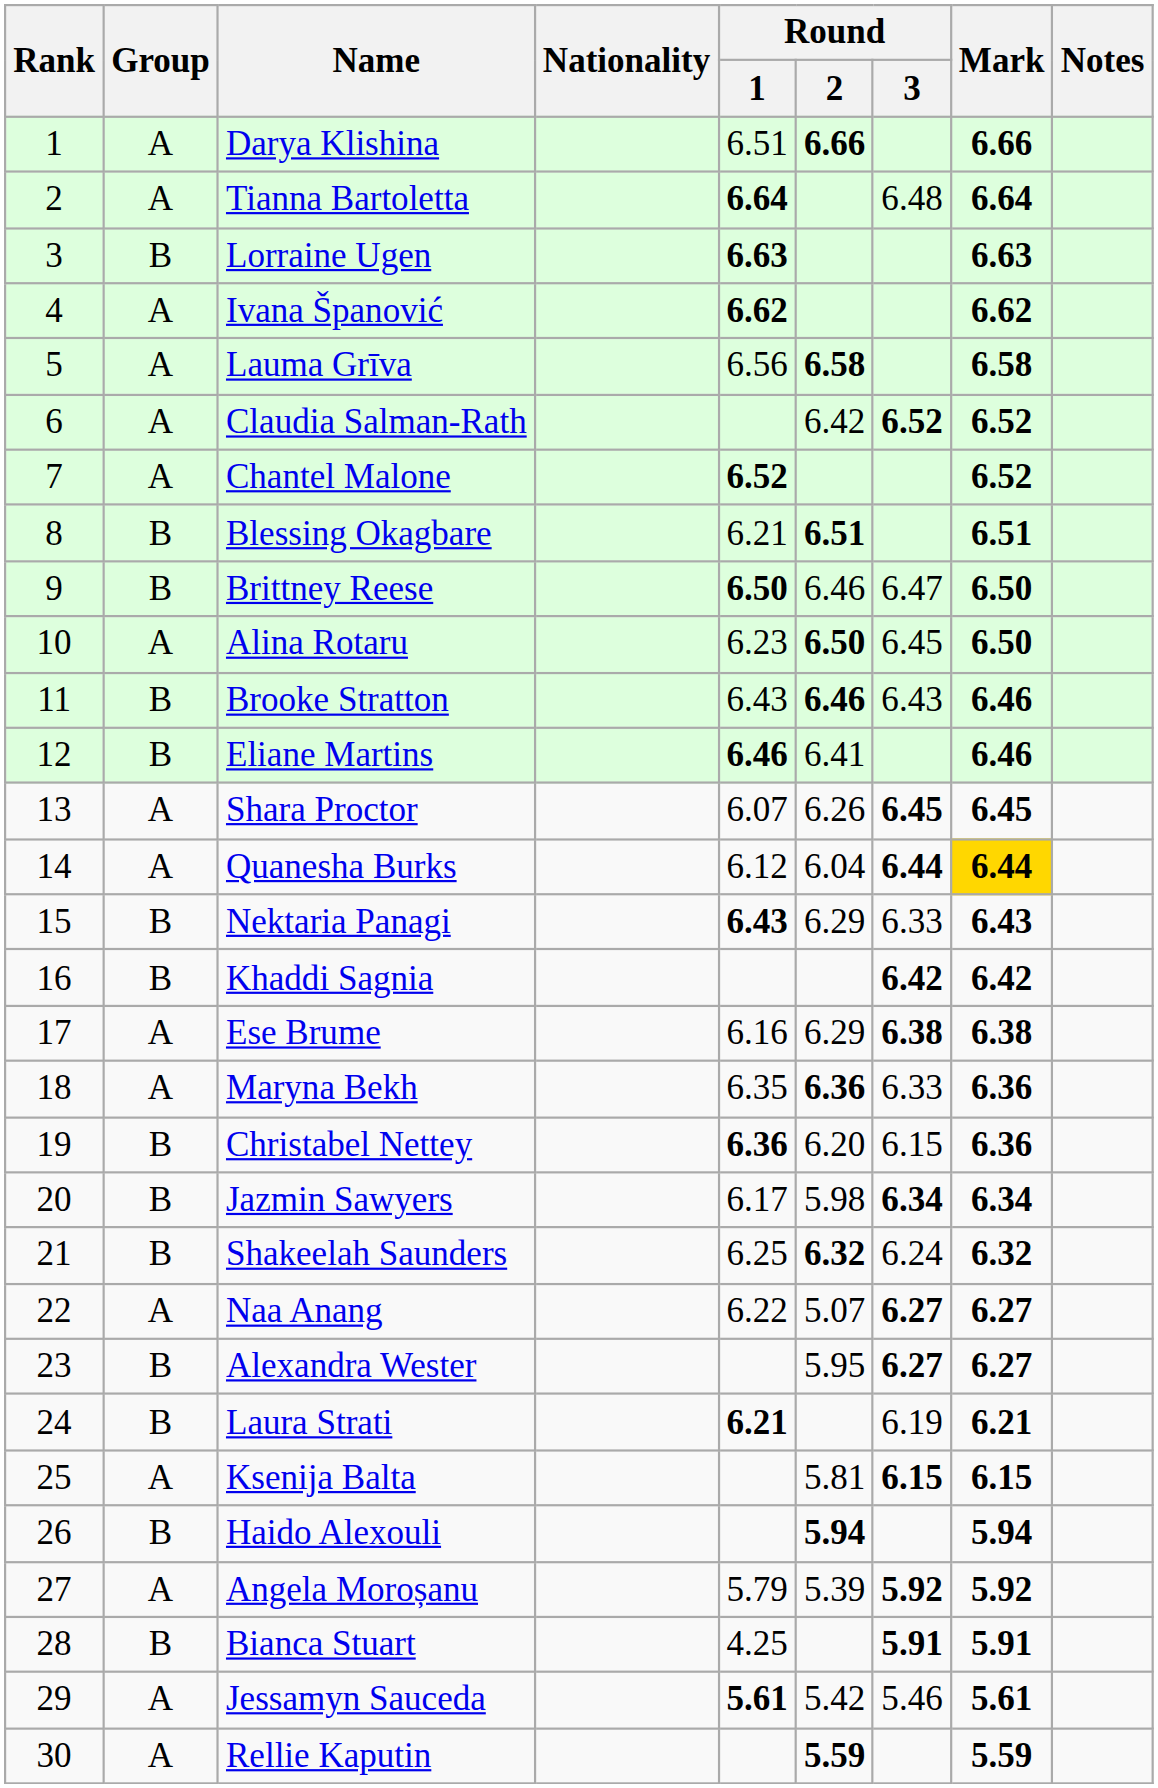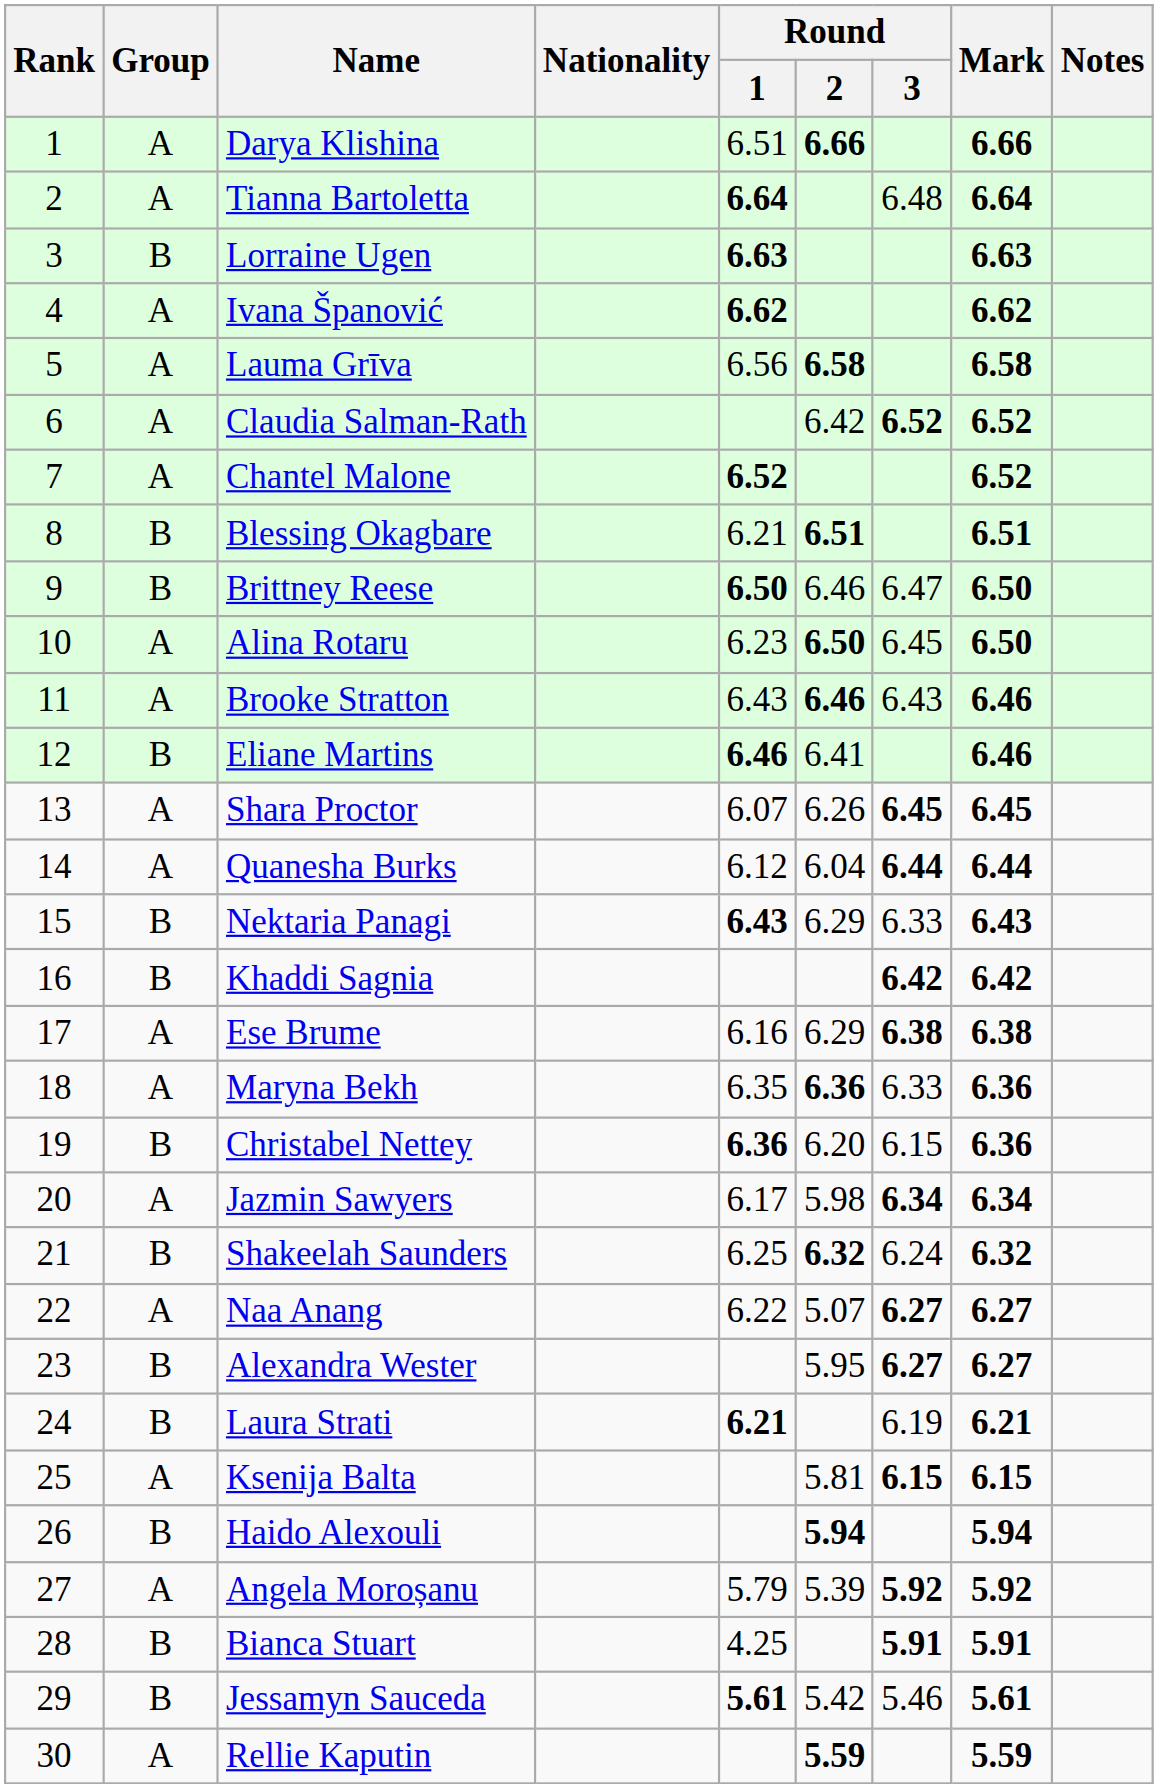(160, 699) B -> (160, 699) A
(1002, 865) gold background -> (1002, 865) no background
(160, 1199) B -> (160, 1199) A
(160, 1699) A -> (160, 1699) B
